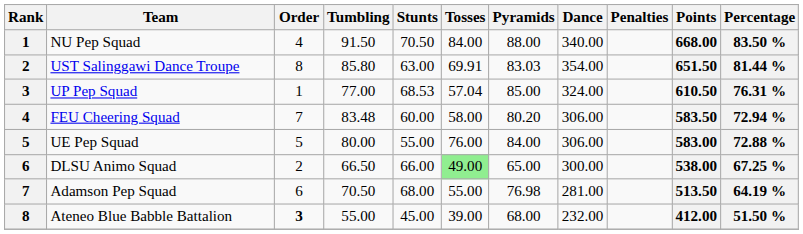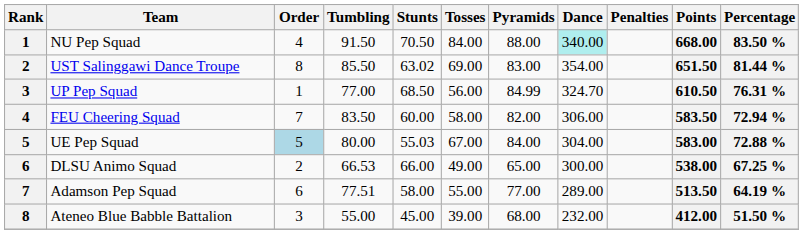(583, 42) no background -> (583, 42) paleturquoise background
(358, 67) 85.80 -> (358, 67) 85.50
(417, 67) 63.00 -> (417, 67) 63.02
(465, 67) 69.91 -> (465, 67) 69.00
(524, 67) 83.03 -> (524, 67) 83.00
(417, 92) 68.53 -> (417, 92) 68.50
(465, 92) 57.04 -> (465, 92) 56.00
(524, 92) 85.00 -> (524, 92) 84.99
(583, 92) 324.00 -> (583, 92) 324.70
(358, 117) 83.48 -> (358, 117) 83.50
(524, 117) 80.20 -> (524, 117) 82.00
(299, 142) no background -> (299, 142) lightblue background
(417, 142) 55.00 -> (417, 142) 55.03
(465, 142) 76.00 -> (465, 142) 67.00
(583, 142) 306.00 -> (583, 142) 304.00
(358, 166) 66.50 -> (358, 166) 66.53
(465, 166) lightgreen background -> (465, 166) no background
(358, 191) 70.50 -> (358, 191) 77.51
(417, 191) 68.00 -> (417, 191) 58.00
(524, 191) 76.98 -> (524, 191) 77.00
(583, 191) 281.00 -> (583, 191) 289.00
(299, 216) bold -> (299, 216) normal
